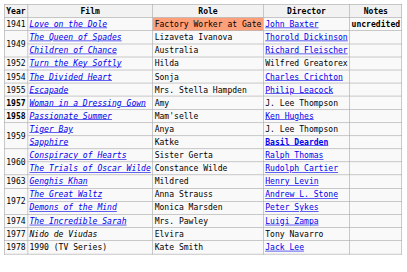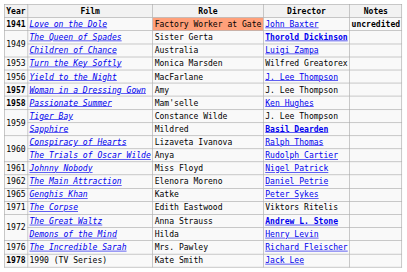(16, 24) normal -> (16, 24) bold
(193, 37) Lizaveta Ivanova -> (184, 37) Sister Gerta
(306, 37) normal -> (306, 37) bold
(306, 50) Richard Fleischer -> (292, 50) Luigi Zampa
(16, 63) 1952 -> (16, 63) 1953
(167, 63) Hilda -> (189, 63) Monica Marsden
- row: (71, 77)
- row: (49, 90)
+ row: (73, 77)
(164, 129) Anya -> (191, 116) Constance Wilde
(167, 142) Katke -> (172, 129) Mildred
(184, 155) Sister Gerta -> (193, 142) Lizaveta Ivanova
(191, 169) Constance Wilde -> (164, 155) Anya
+ row: (61, 169)
+ row: (76, 182)
(16, 182) 1963 -> (16, 195) 1965
(172, 182) Mildred -> (167, 195) Katke
(292, 182) Henry Levin -> (292, 195) Peter Sykes
+ row: (54, 208)
(302, 195) normal -> (302, 221) bold
(189, 208) Monica Marsden -> (167, 234) Hilda
(292, 208) Peter Sykes -> (292, 234) Henry Levin
(16, 221) 1974 -> (16, 247) 1976
(292, 221) Luigi Zampa -> (306, 247) Richard Fleischer
- row: (63, 234)
(16, 247) normal -> (16, 260) bold
